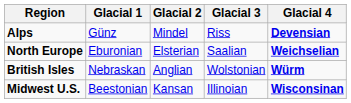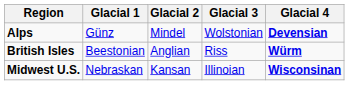(219, 32) Riss -> (234, 32) Wolstonian
- row: (45, 51)
(117, 70) Nebraskan -> (115, 51) Beestonian
(236, 70) Wolstonian -> (216, 51) Riss
(118, 88) Beestonian -> (114, 70) Nebraskan
